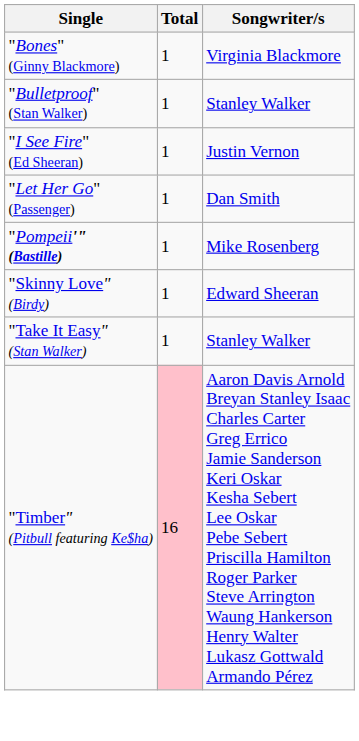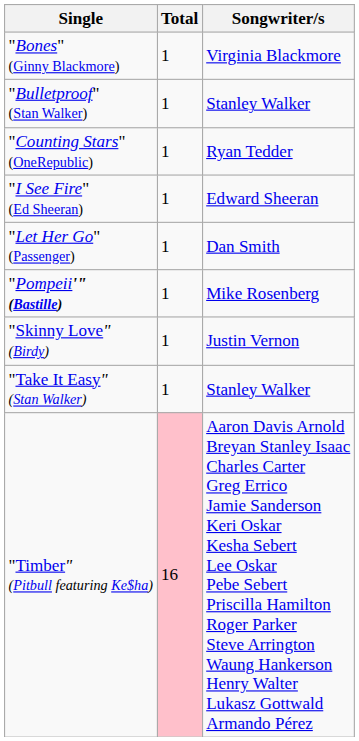+ row: (67, 150)
(253, 150) Justin Vernon -> (262, 197) Edward Sheeran
(262, 293) Edward Sheeran -> (253, 340) Justin Vernon
